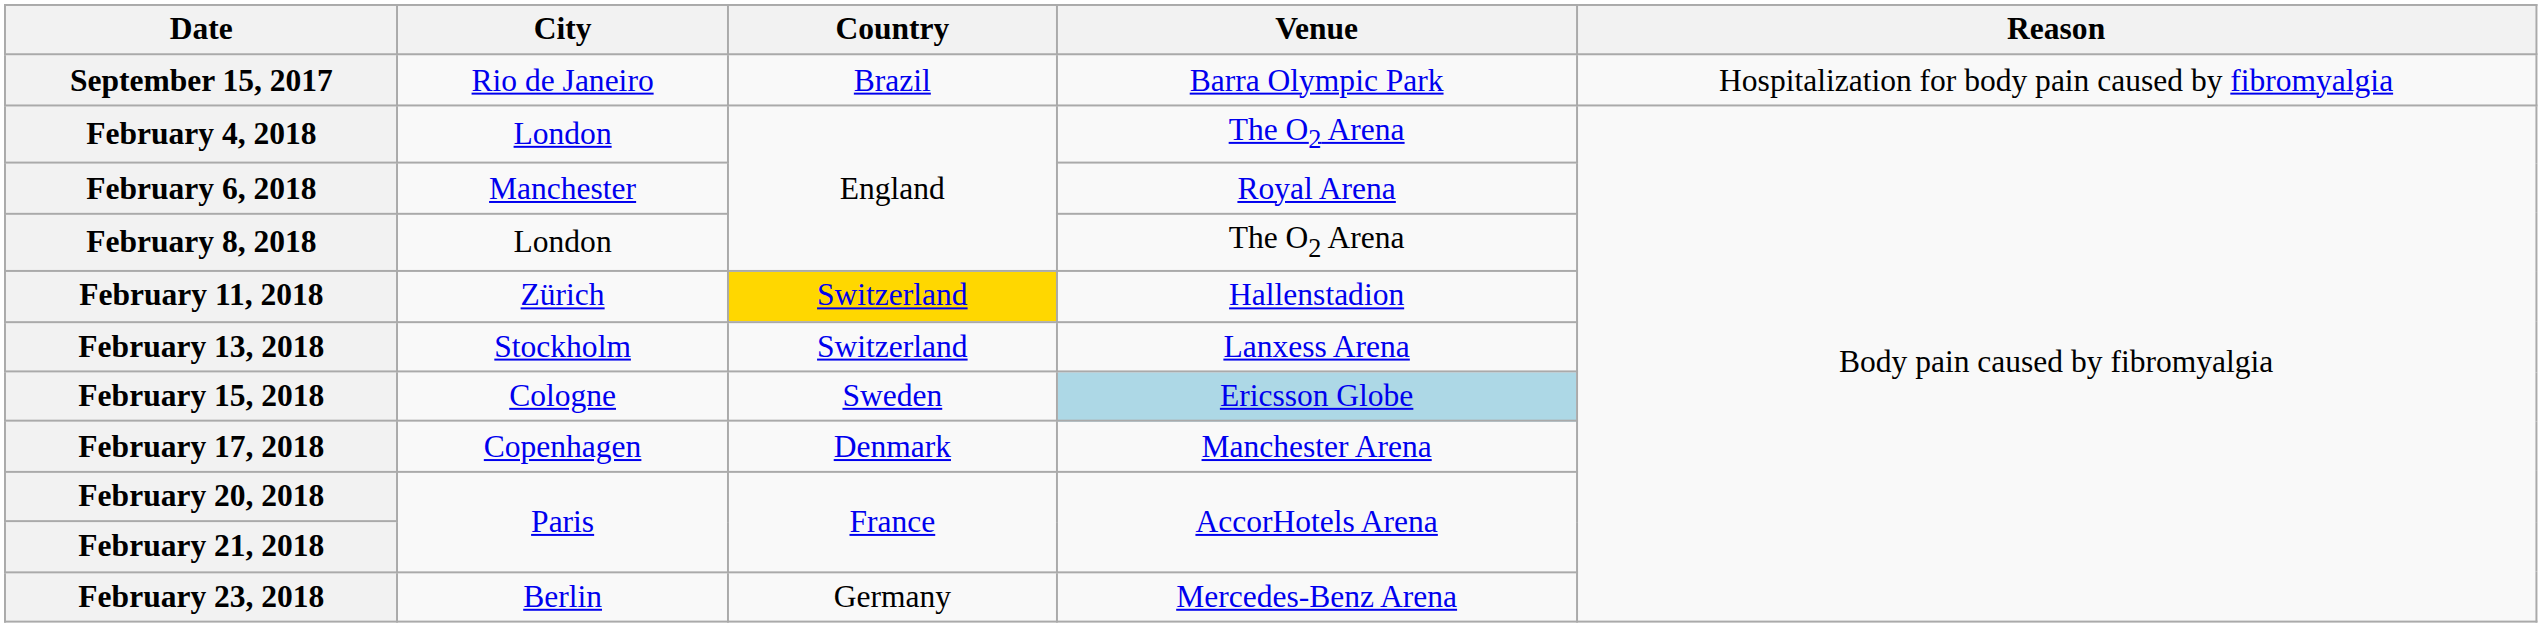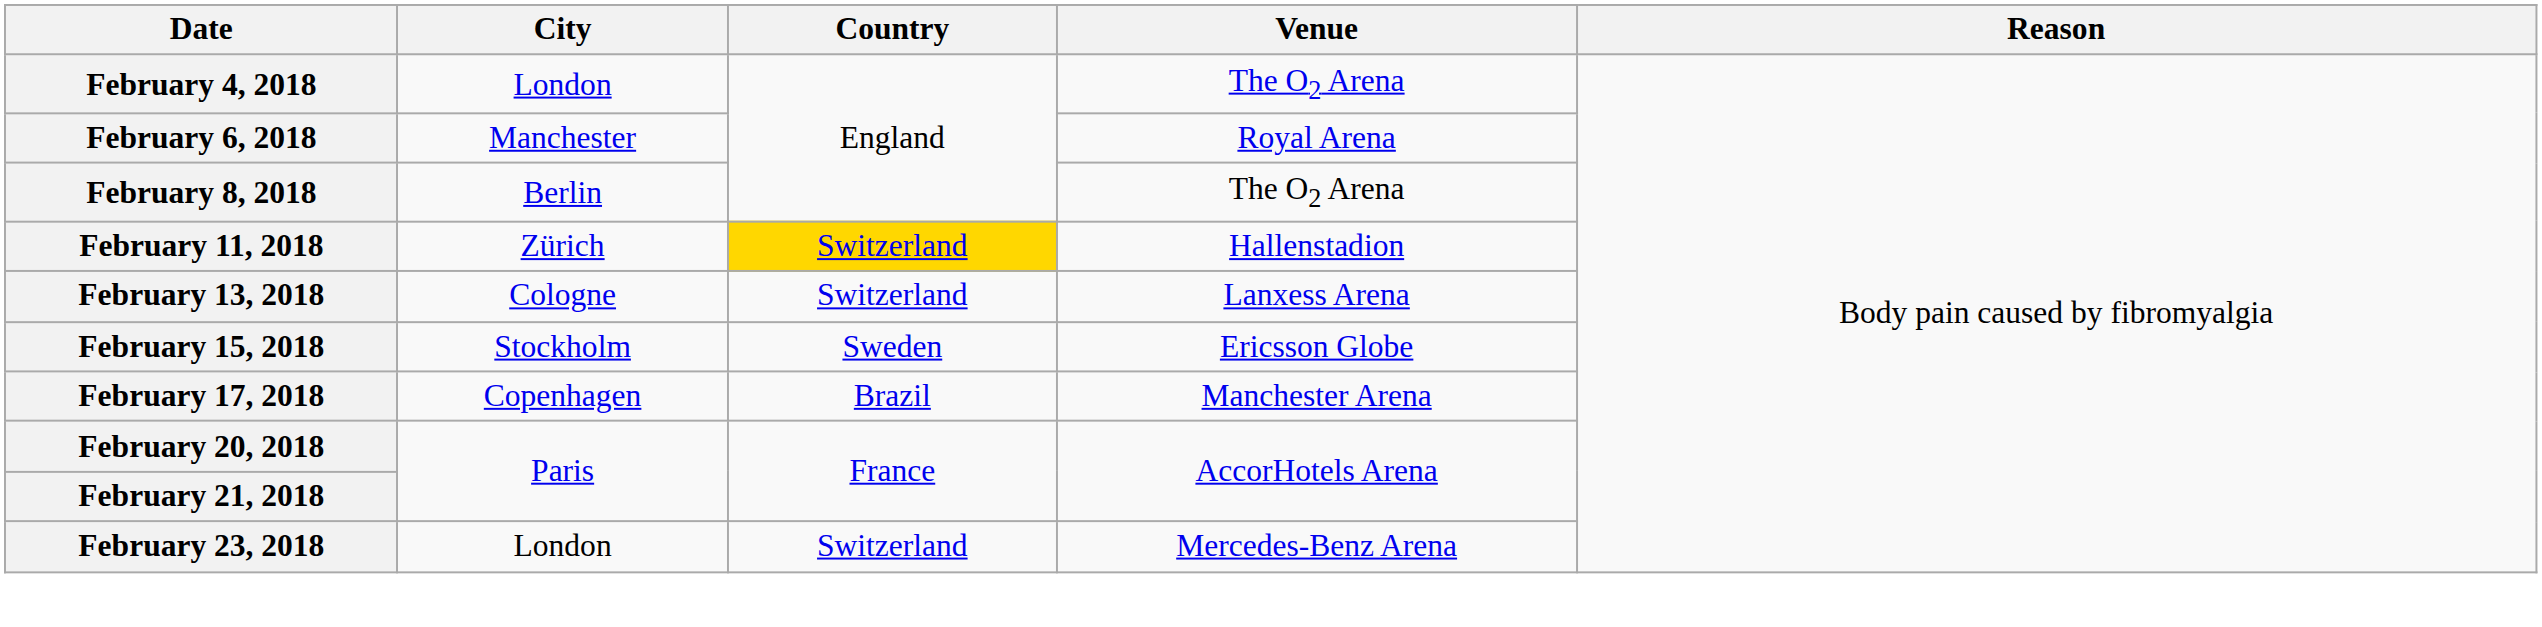- row: (201, 79)
(563, 241) London -> (563, 191) Berlin
(563, 345) Stockholm -> (563, 295) Cologne
(563, 395) Cologne -> (563, 345) Stockholm
(1317, 395) lightblue background -> (1317, 345) no background
(892, 445) Denmark -> (892, 395) Brazil
(563, 595) Berlin -> (563, 545) London
(892, 595) Germany -> (892, 545) Switzerland
